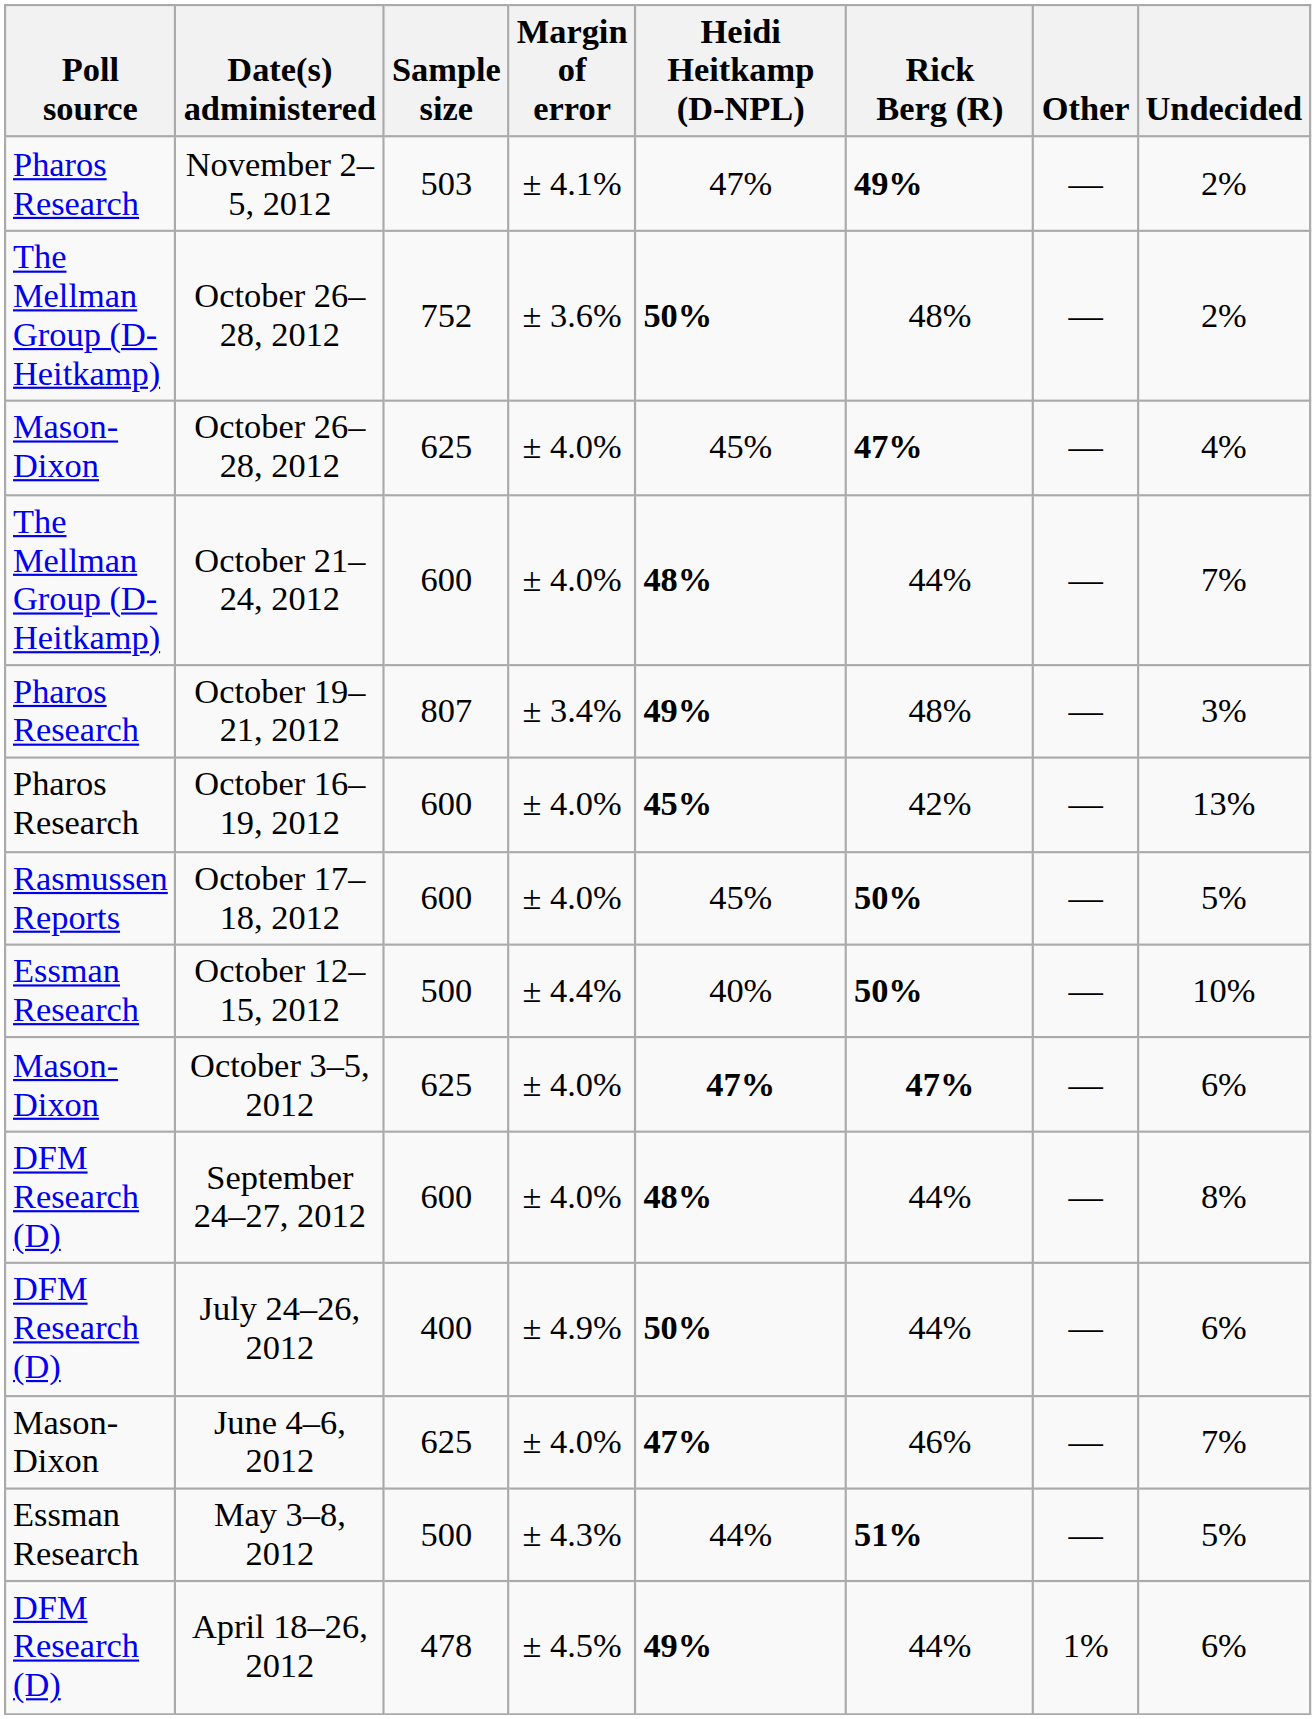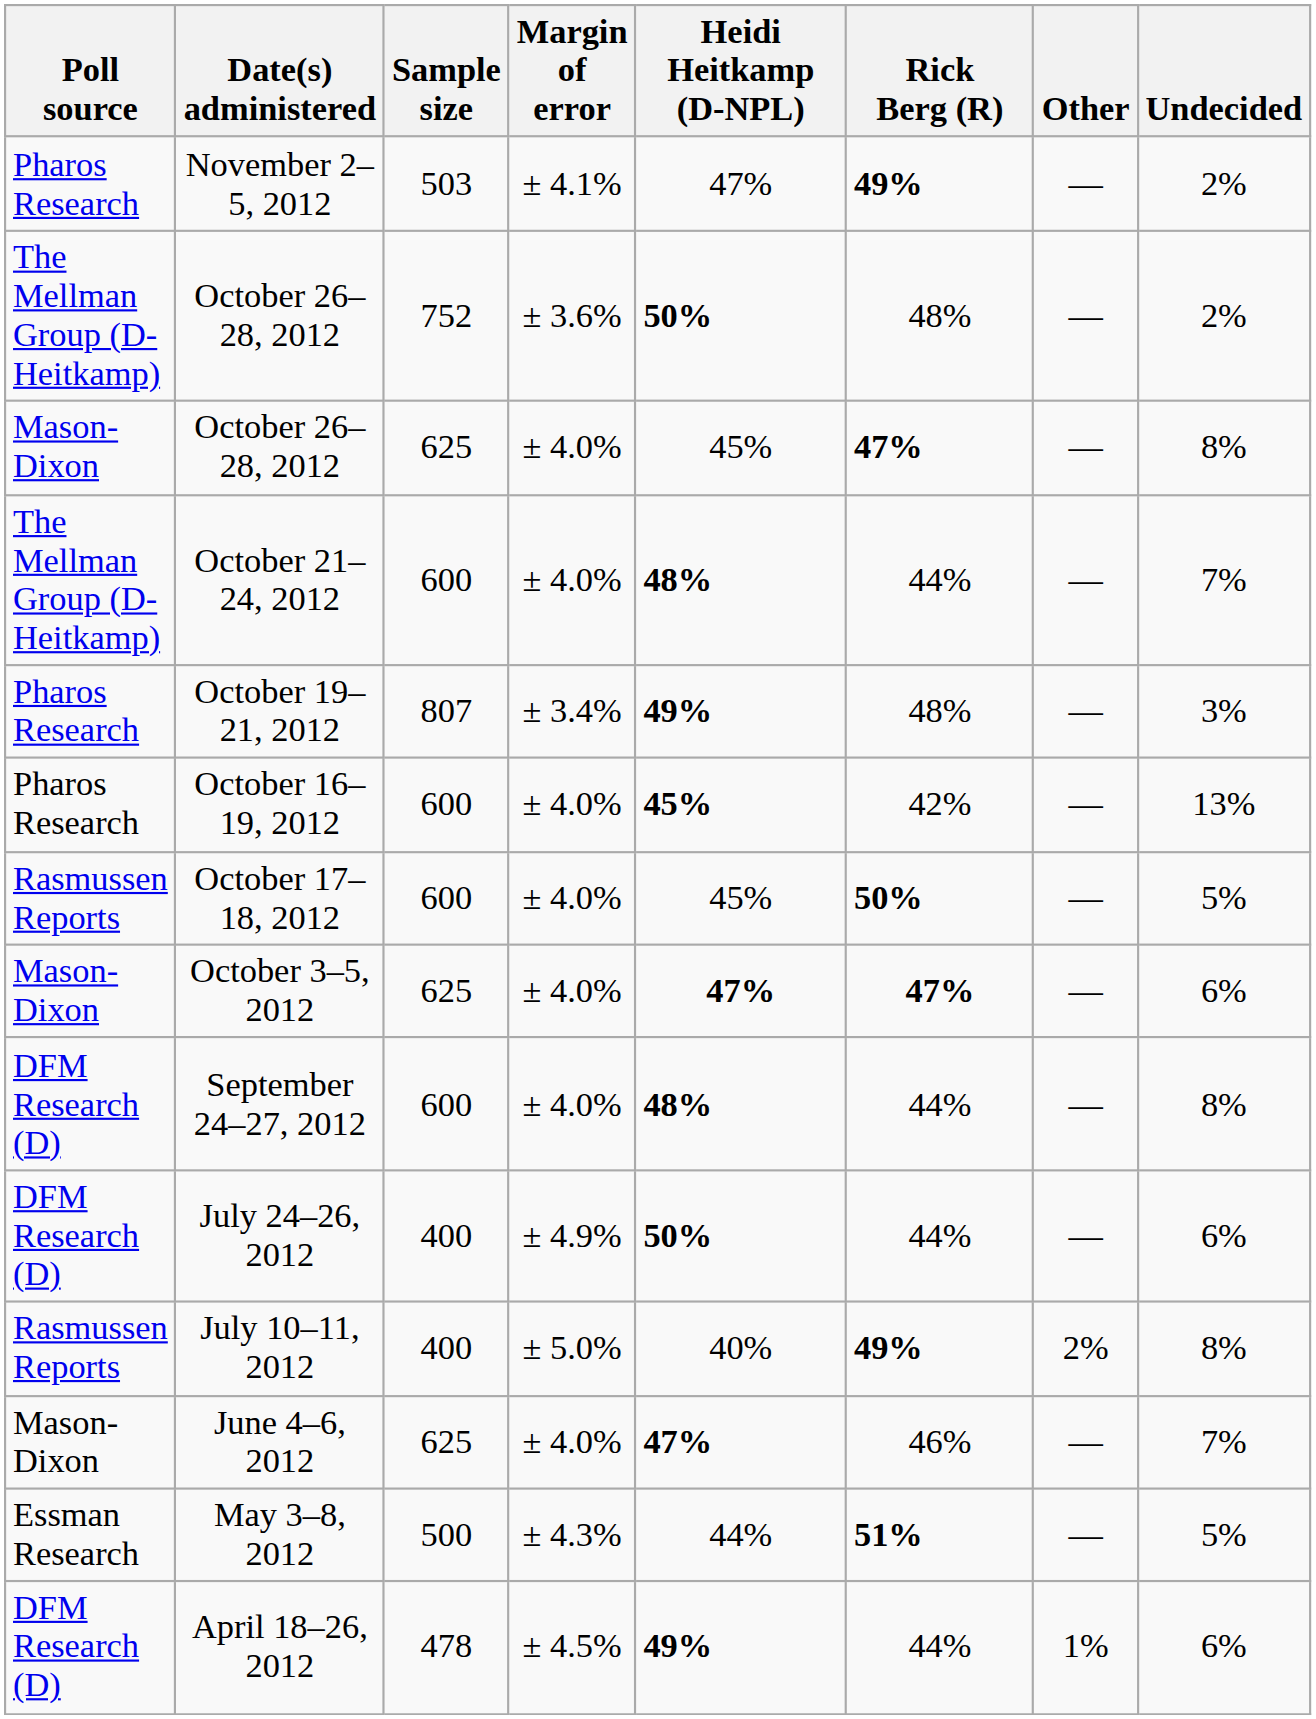(1224, 446) 4% -> (1224, 446) 8%
- row: (280, 990)
+ row: (280, 1347)
